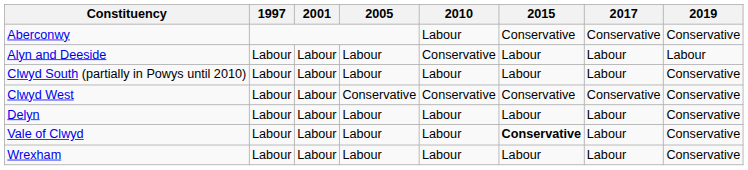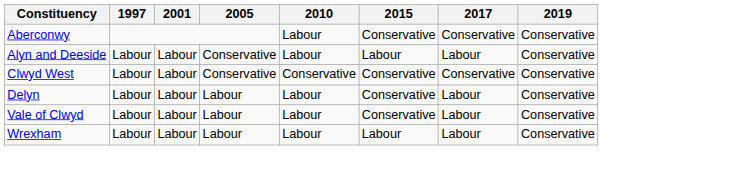(362, 54) Labour -> (239, 54) Conservative
(459, 54) Conservative -> (302, 54) Labour
(686, 54) Labour -> (558, 54) Conservative
- row: (127, 74)
(521, 114) Labour -> (399, 94) Conservative
(541, 134) bold -> (399, 114) normal
